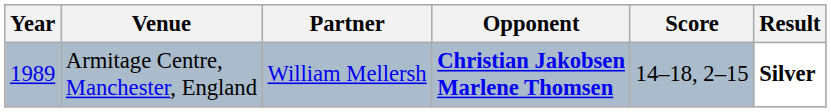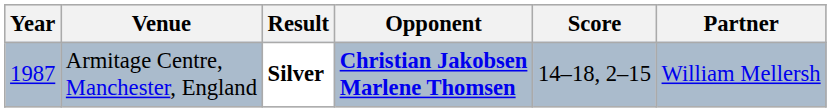columns swapped: (347, 23) <-> (790, 23)
(33, 74) 1989 -> (33, 74) 1987
